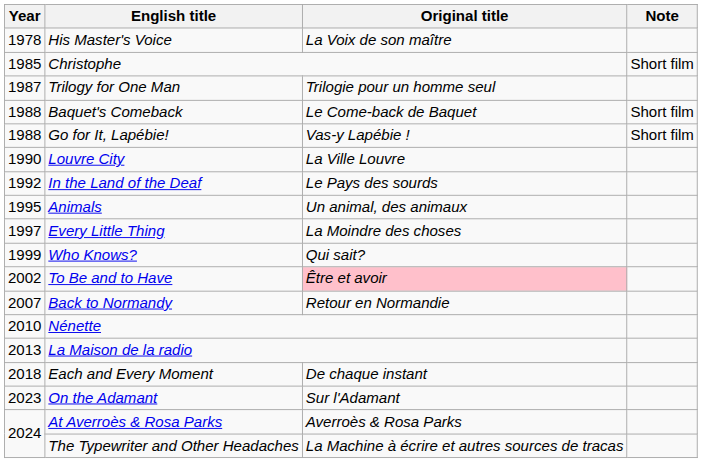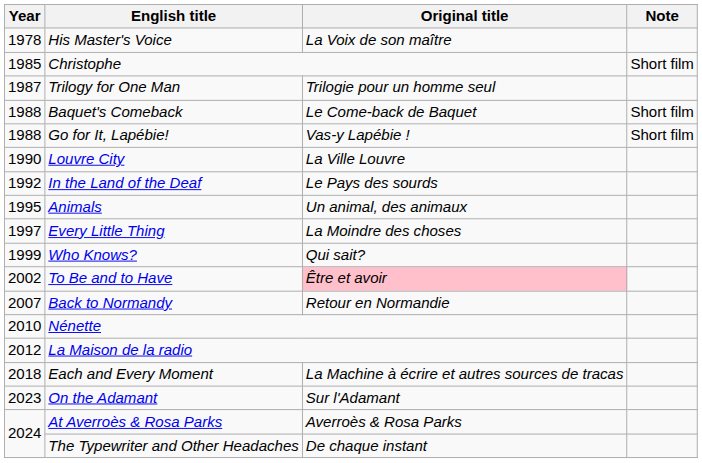(25, 350) 2013 -> (25, 350) 2012
(366, 374) De chaque instant -> (465, 374) La Machine à écrire et autres sources de tracas
(465, 445) La Machine à écrire et autres sources de tracas -> (366, 445) De chaque instant
